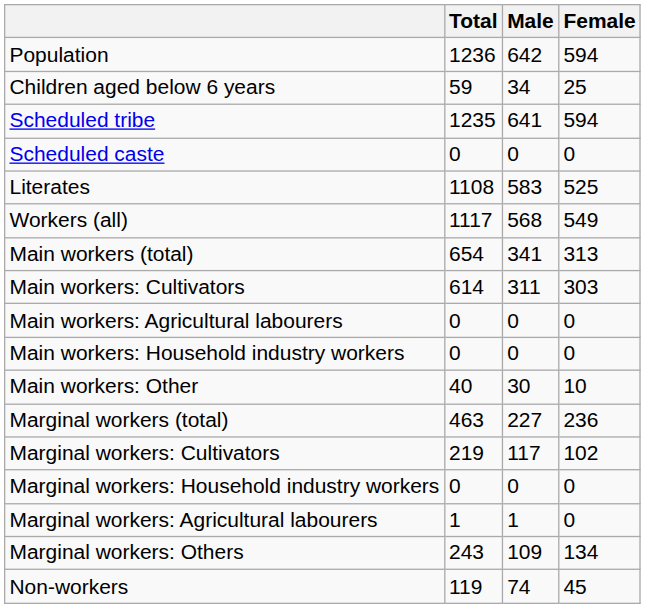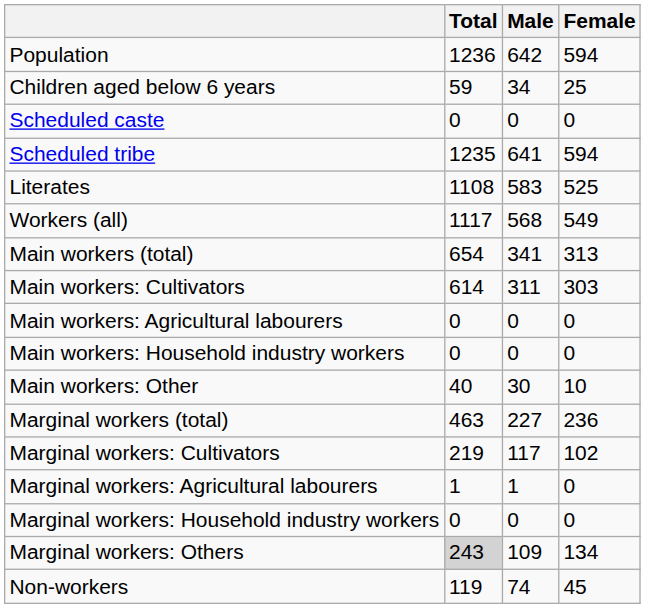rows swapped: (87, 154) <-> (82, 120)
rows swapped: (194, 519) <-> (224, 486)
(466, 552) no background -> (466, 552) lightgrey background
